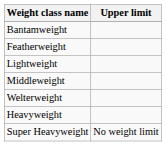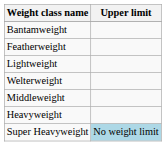rows swapped: (34, 98) <-> (36, 81)
(126, 132) no background -> (126, 132) lightblue background
